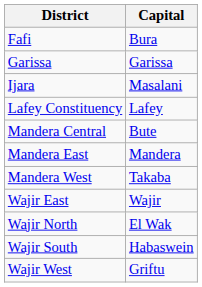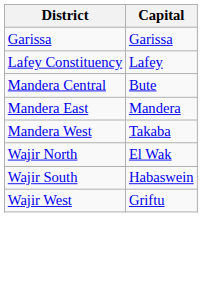- row: (20, 39)
- row: (21, 85)
- row: (38, 200)
